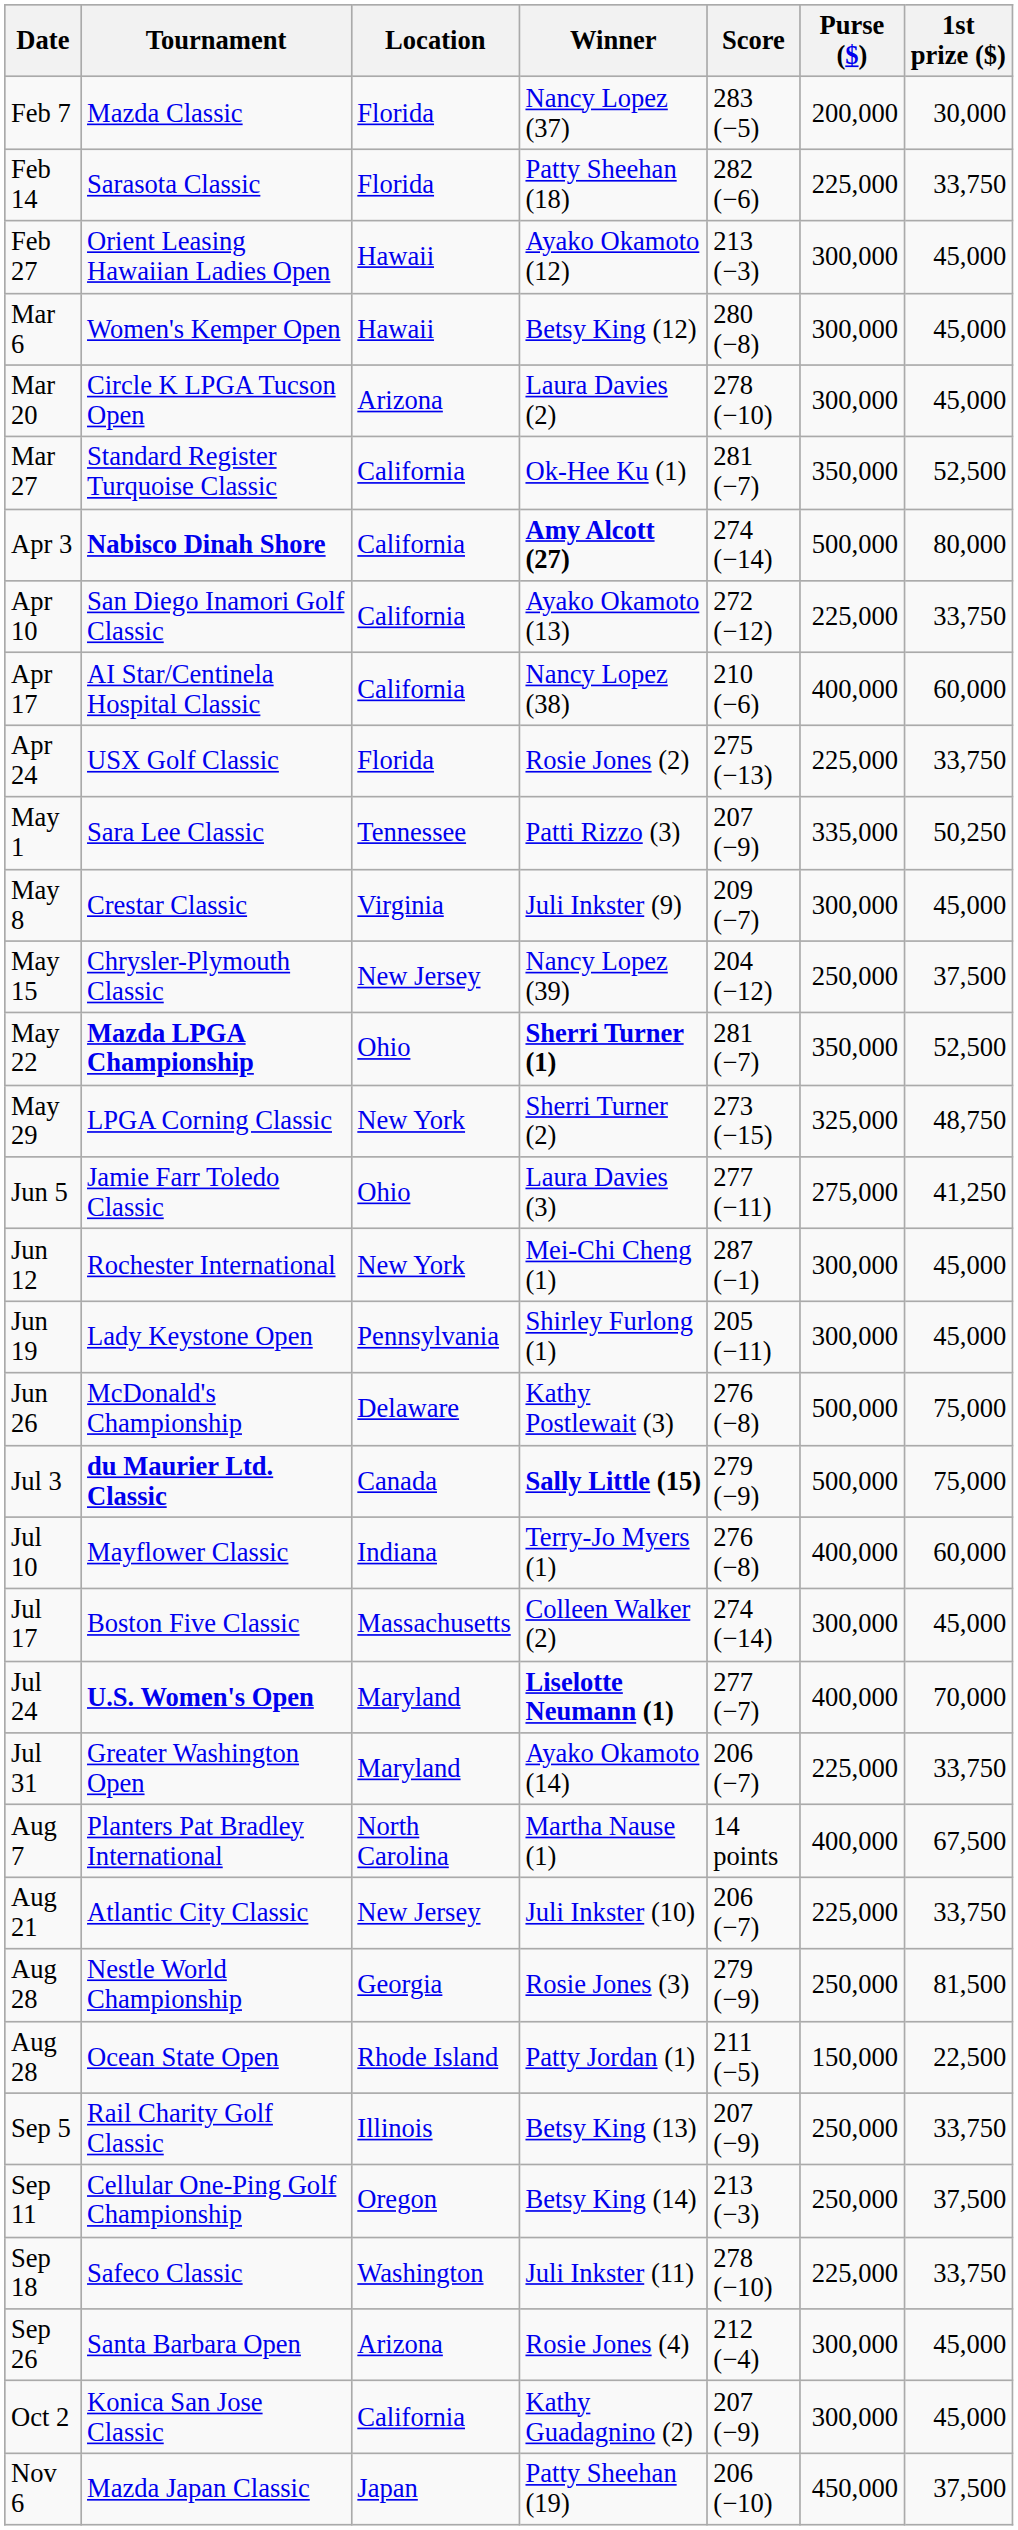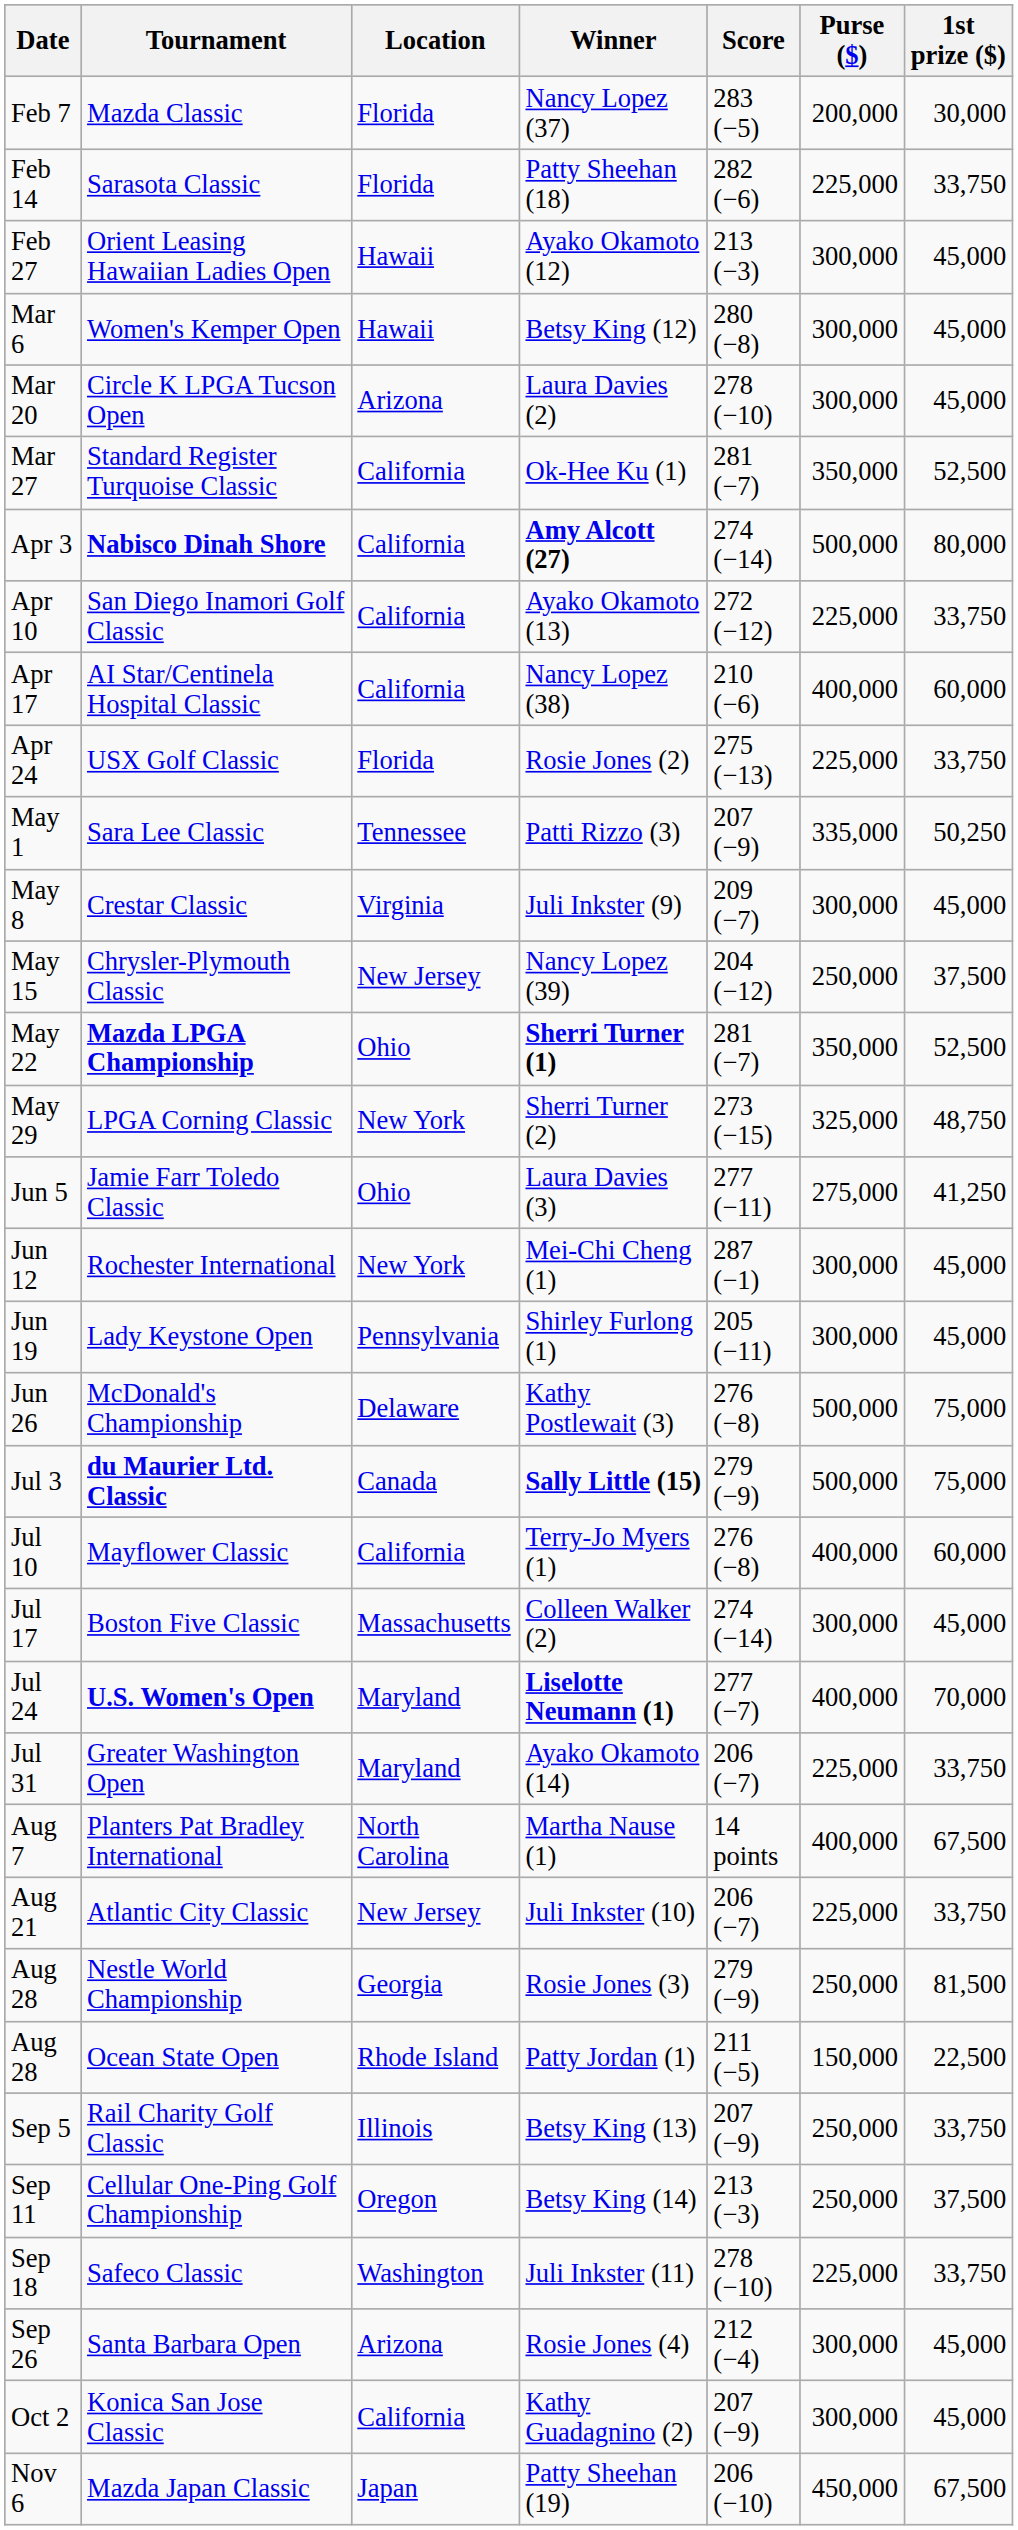(397, 1552) Indiana -> (411, 1552) California
(970, 2488) 37,500 -> (970, 2488) 67,500
